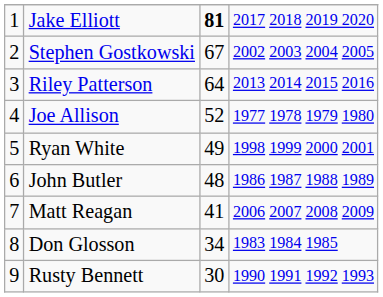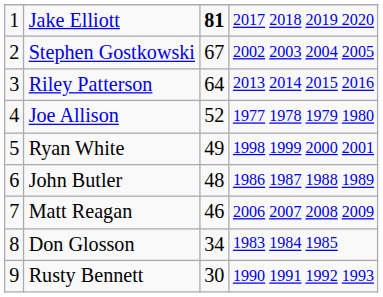(214, 212) 41 -> (214, 212) 46
